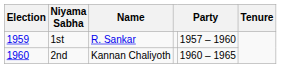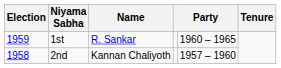(208, 39) 1957 – 1960 -> (208, 39) 1960 – 1965
(18, 55) 1960 -> (18, 55) 1958
(208, 55) 1960 – 1965 -> (208, 55) 1957 – 1960
